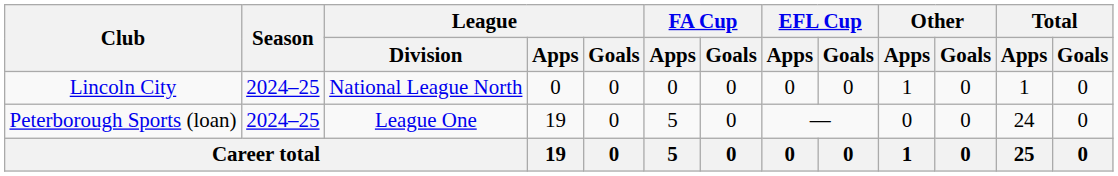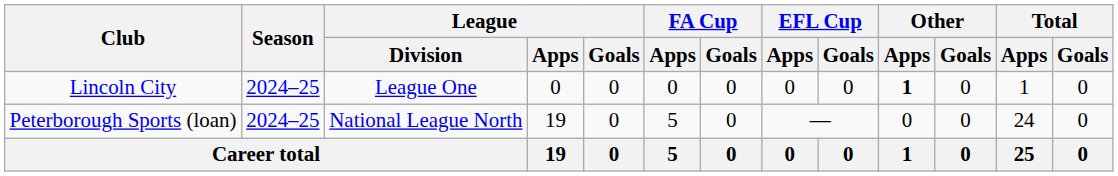(426, 87) National League North -> (426, 87) League One
(907, 87) normal -> (907, 87) bold
(426, 120) League One -> (426, 120) National League North
